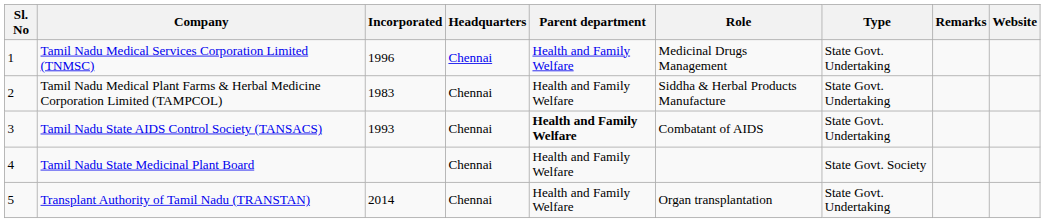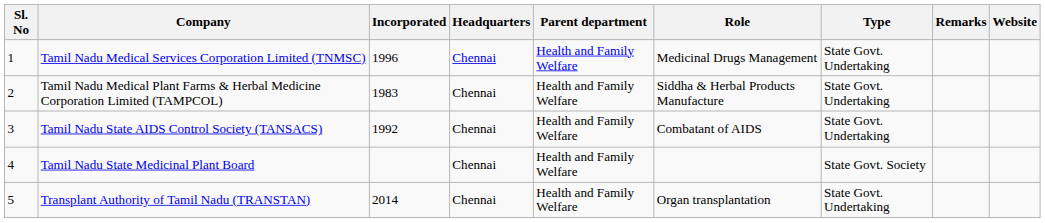(381, 128) 1993 -> (385, 128) 1992
(585, 128) bold -> (585, 128) normal
